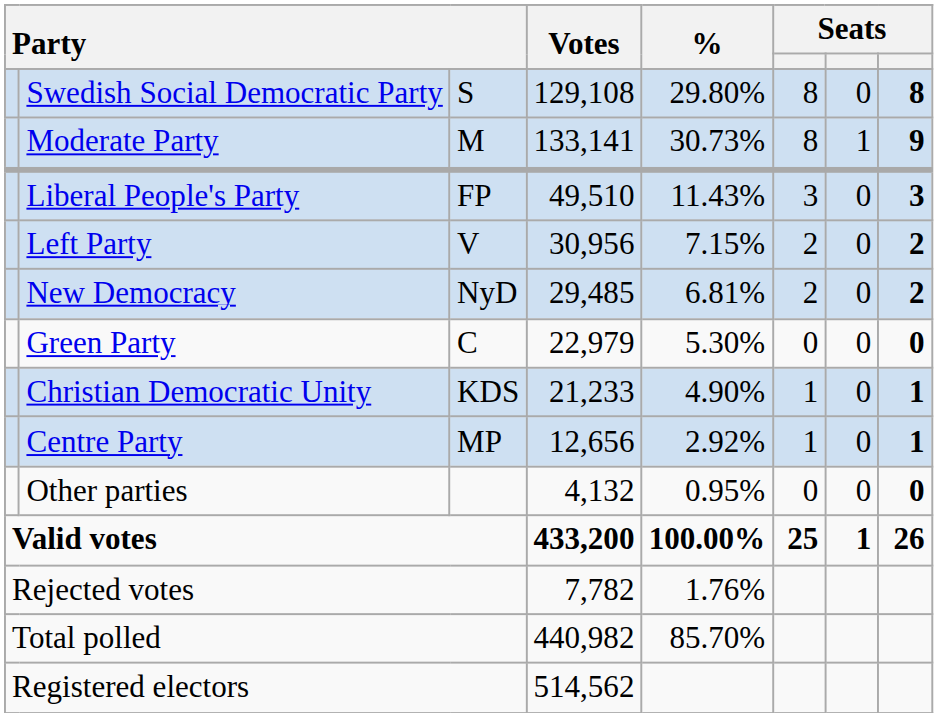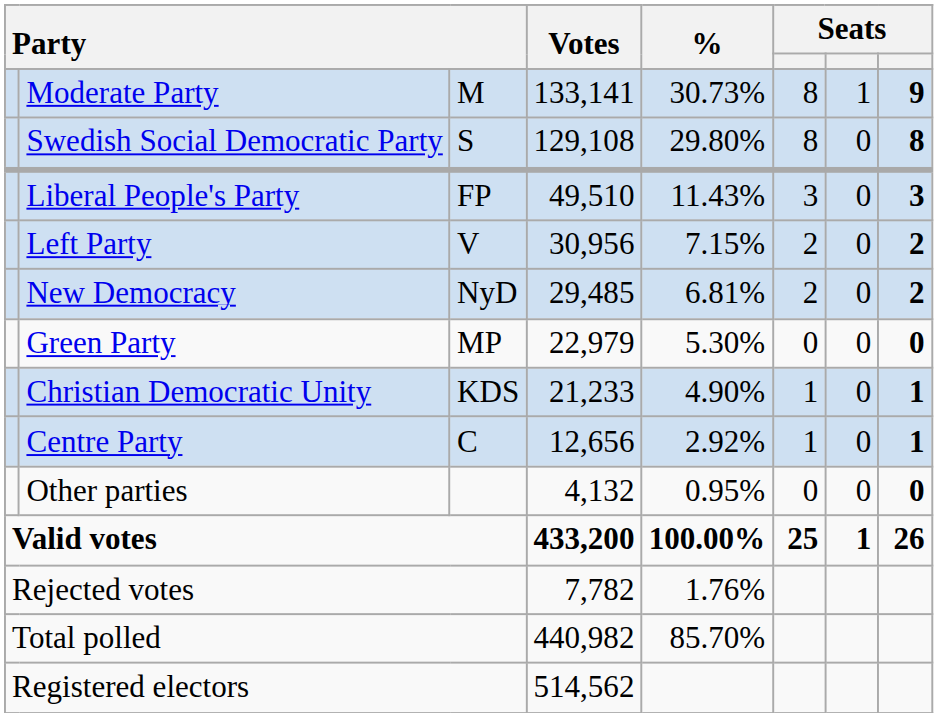rows swapped: (123, 141) <-> (235, 92)
(467, 342) C -> (480, 342) MP
(480, 441) MP -> (467, 441) C
